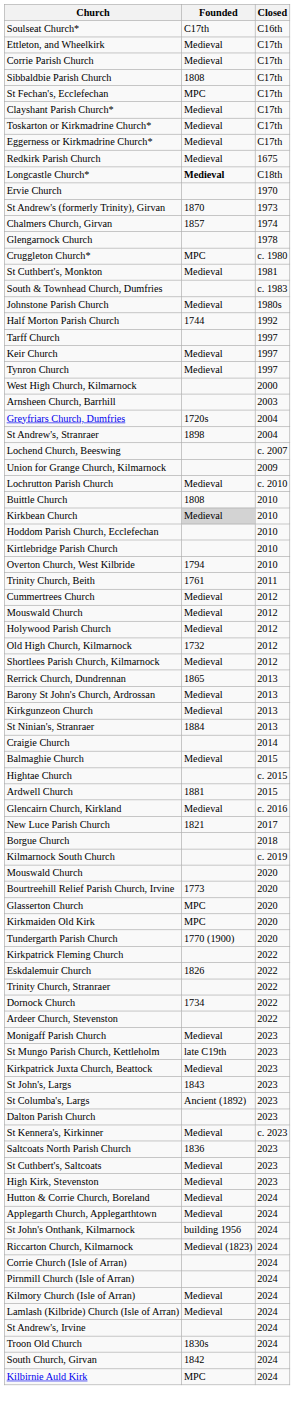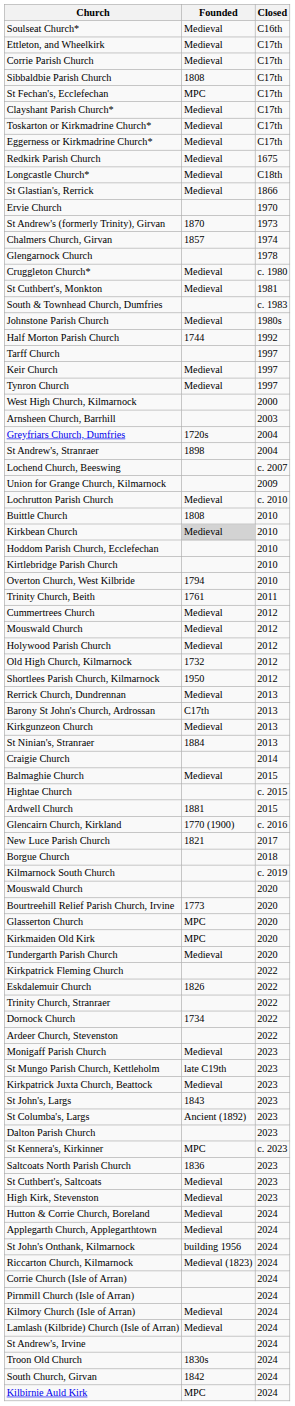(197, 28) C17th -> (203, 28) Medieval
(204, 175) bold -> (203, 175) normal
+ row: (50, 191)
(195, 256) MPC -> (203, 272) Medieval
(203, 662) Medieval -> (194, 678) 1950
(194, 678) 1865 -> (203, 694) Medieval
(203, 694) Medieval -> (197, 710) C17th
(203, 808) Medieval -> (209, 824) 1770 (1900)
(209, 938) 1770 (1900) -> (203, 954) Medieval
(203, 1133) Medieval -> (195, 1149) MPC
